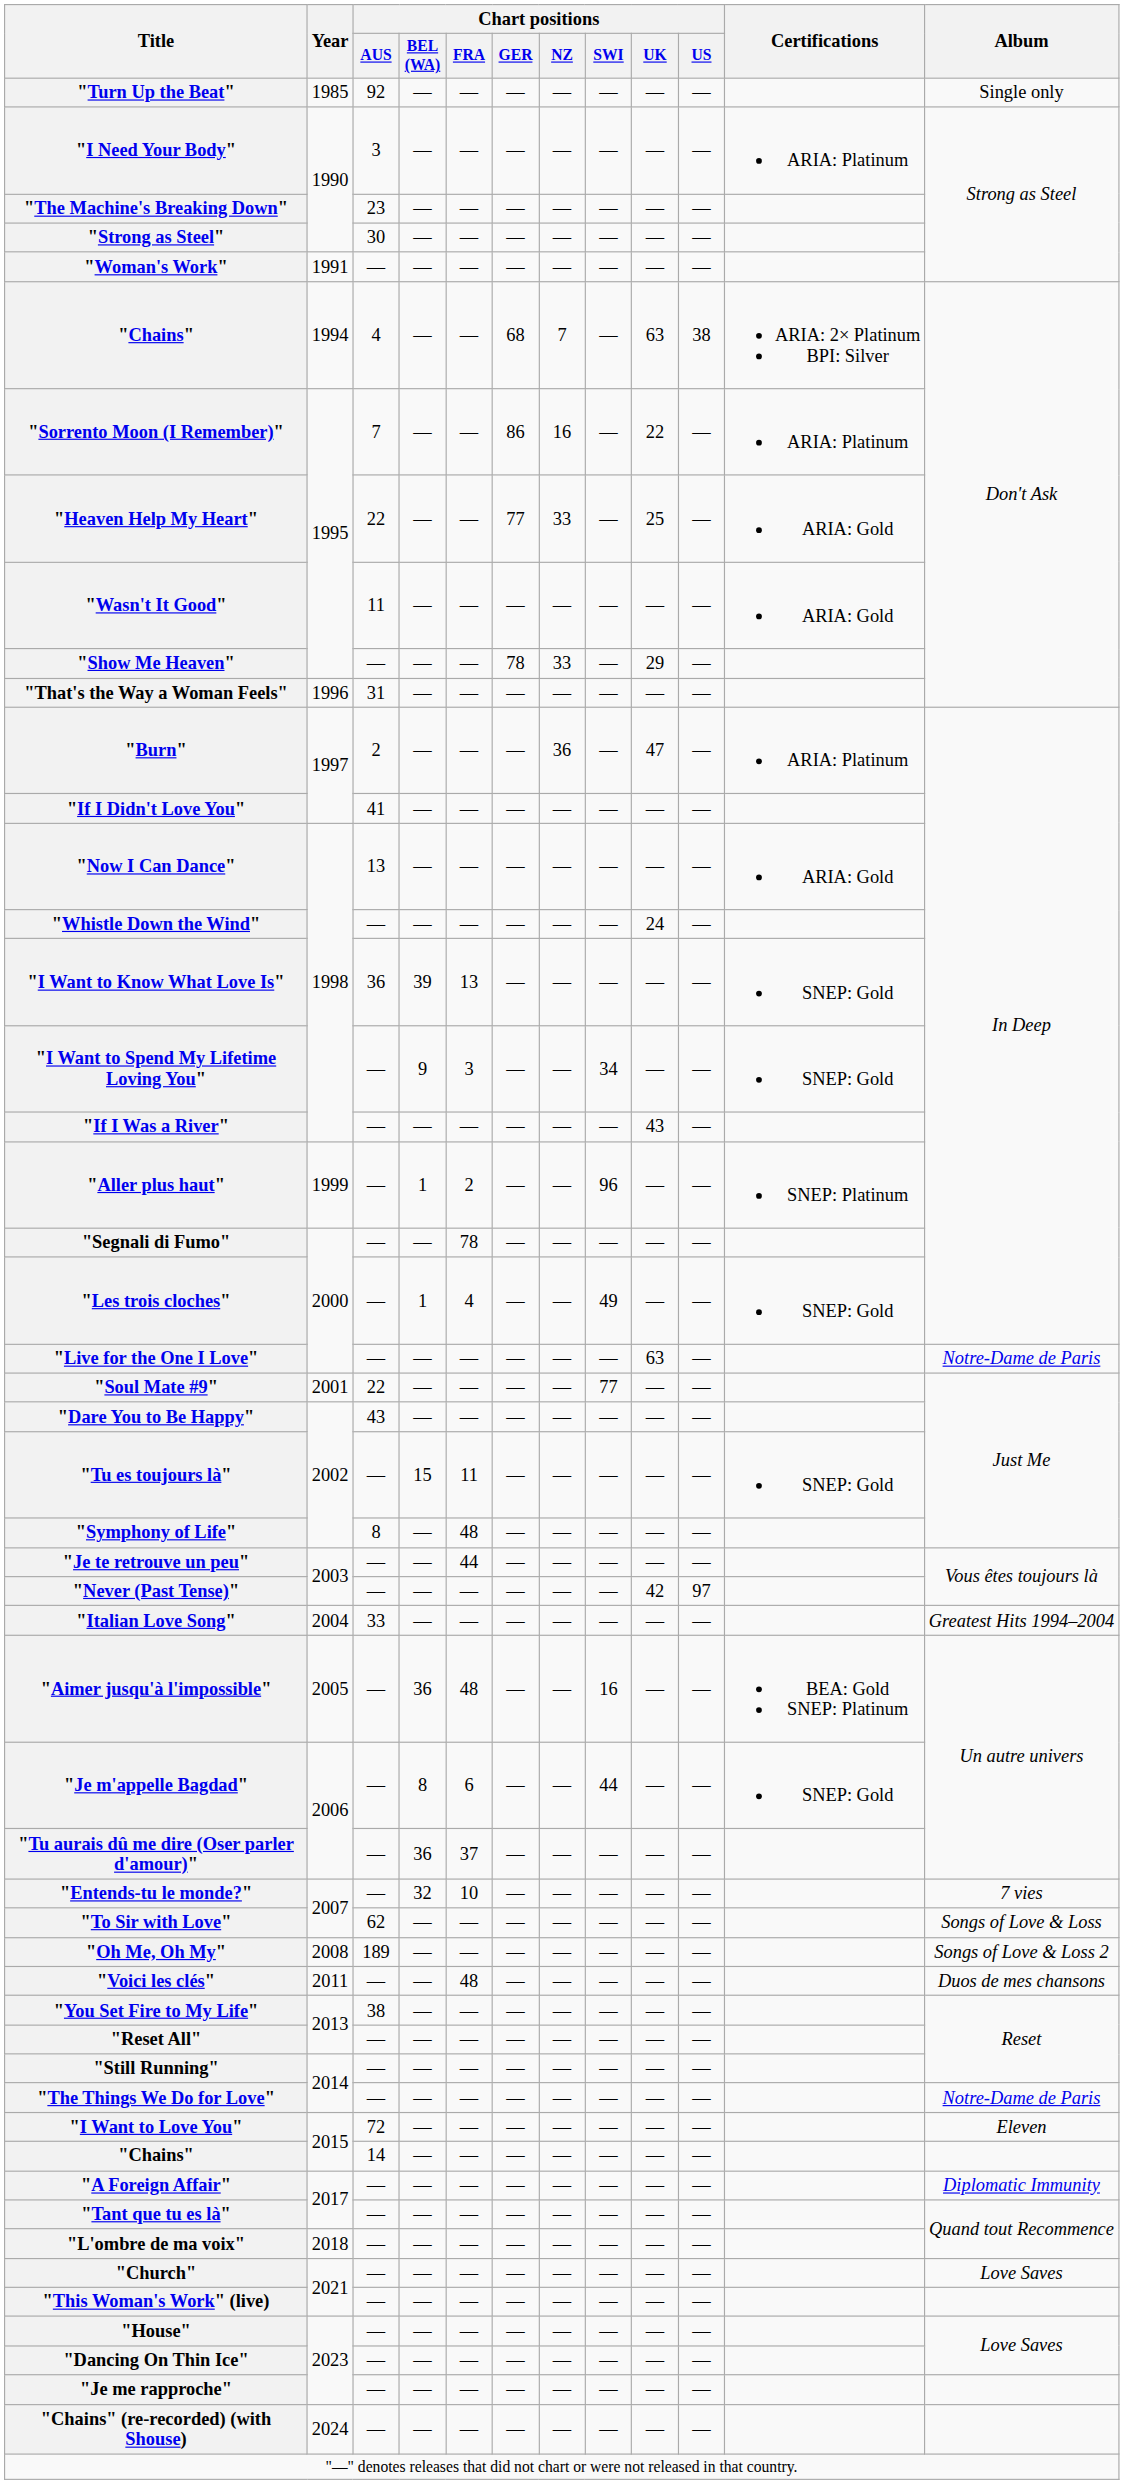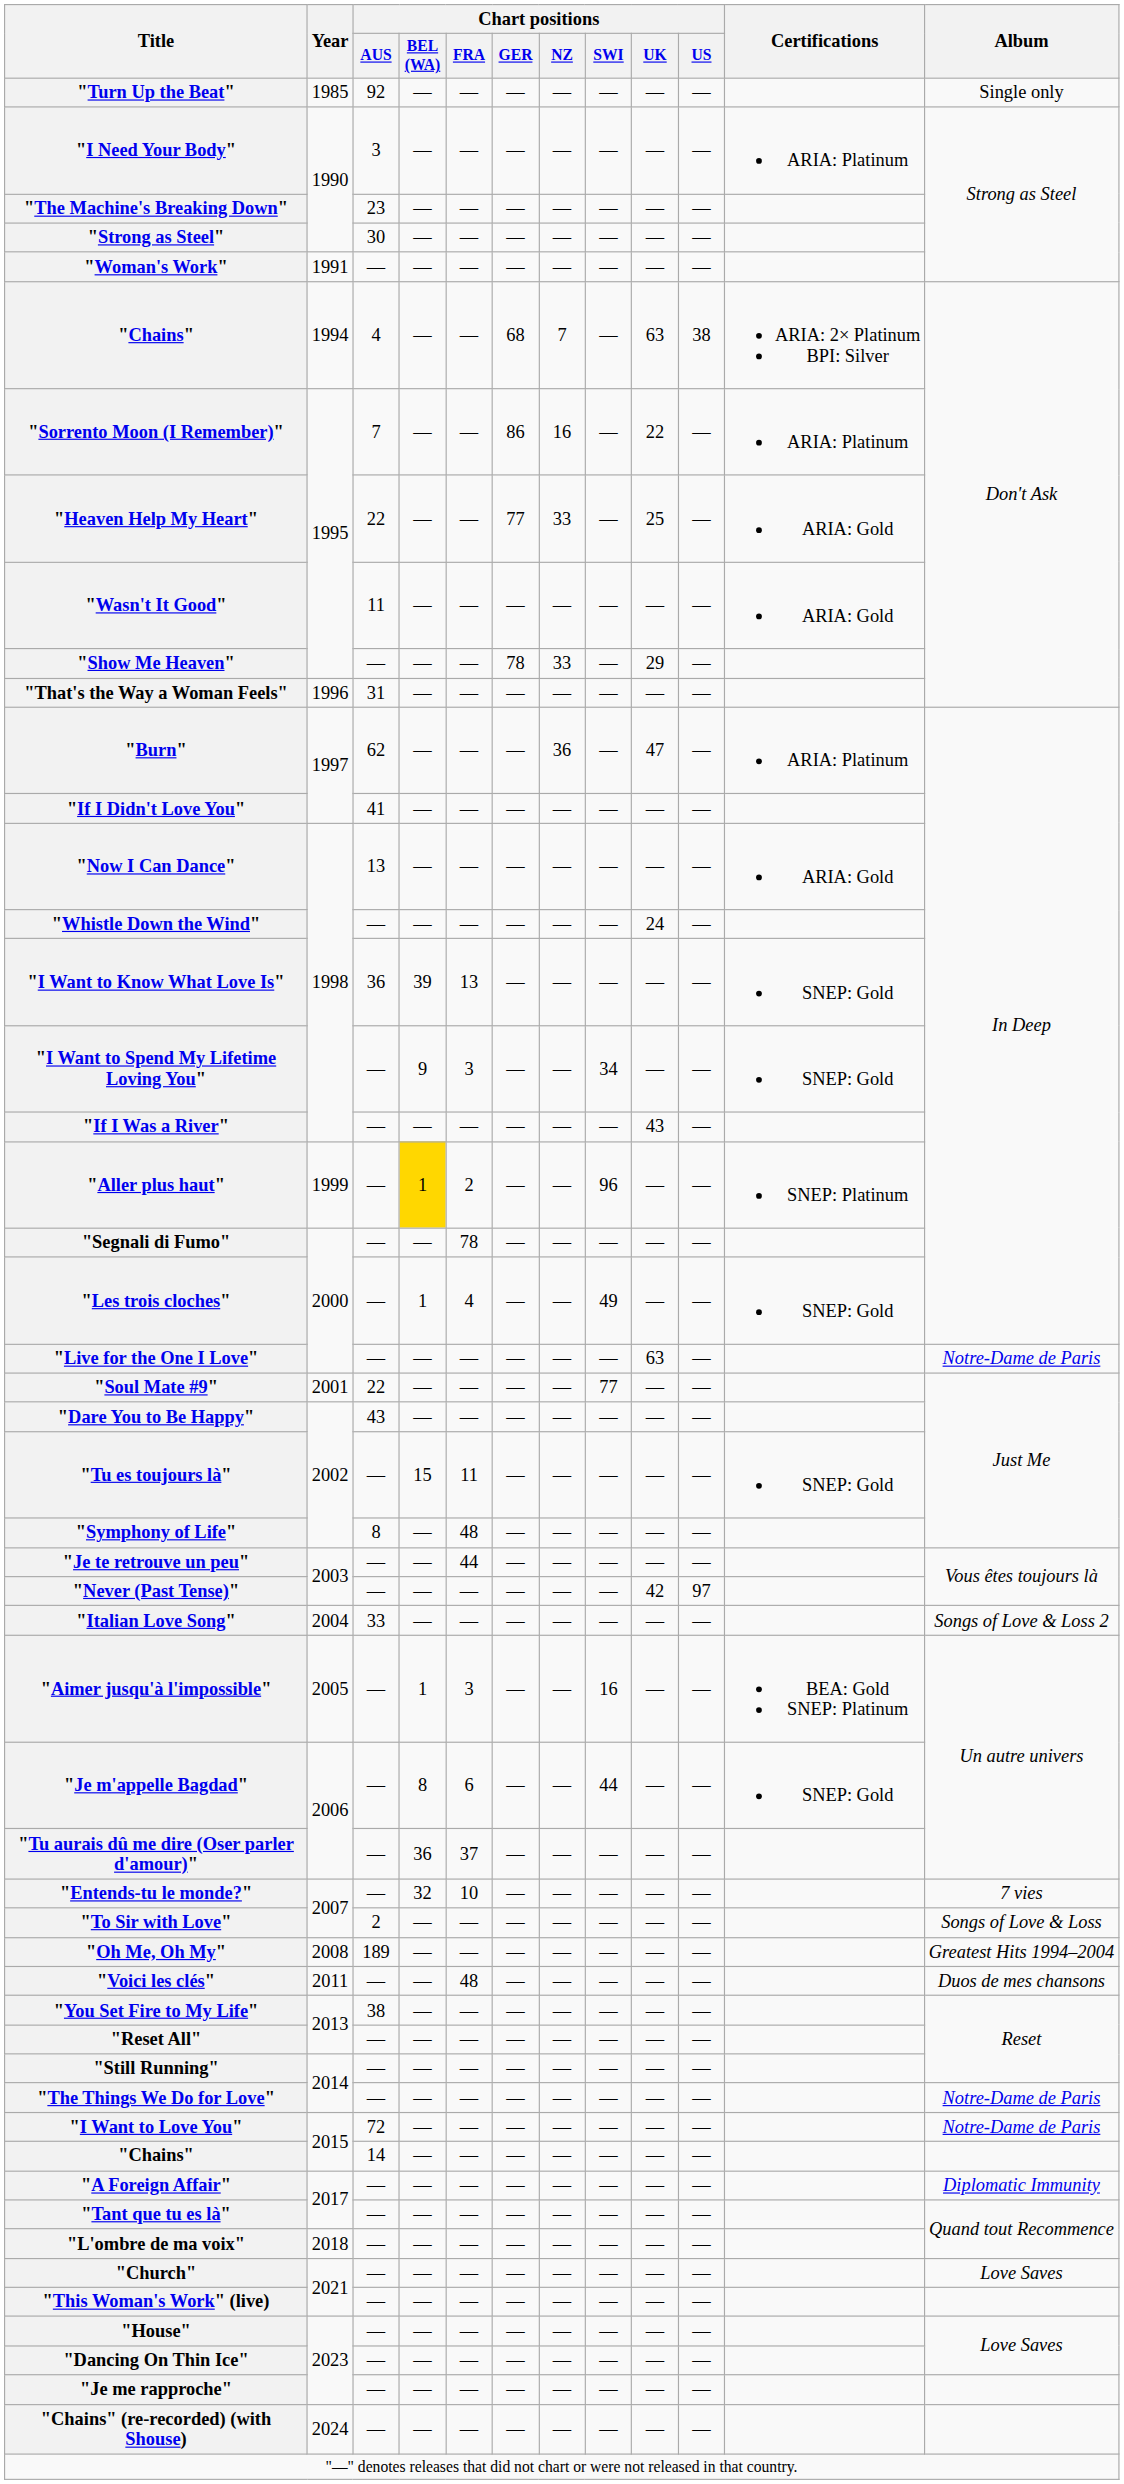(376, 750) 2 -> (376, 750) 62
(422, 1184) no background -> (422, 1184) gold background
(1021, 1620) Greatest Hits 1994–2004 -> (1021, 1620) Songs of Love & Loss 2
(422, 1688) 36 -> (422, 1688) 1
(469, 1688) 48 -> (469, 1688) 3
(376, 1922) 62 -> (376, 1922) 2
(1021, 1951) Songs of Love & Loss 2 -> (1021, 1951) Greatest Hits 1994–2004
(1021, 2126) Eleven -> (1021, 2126) Notre-Dame de Paris
